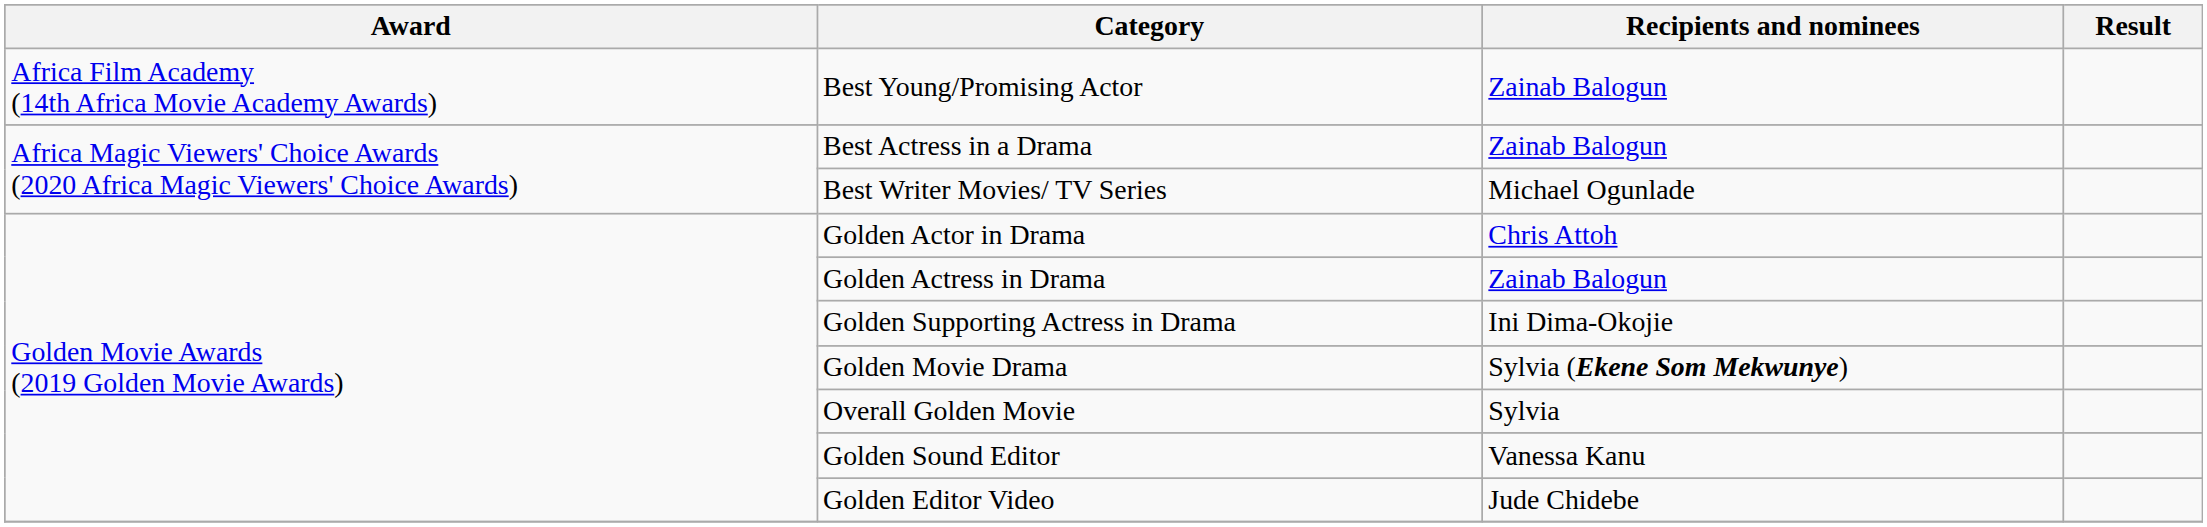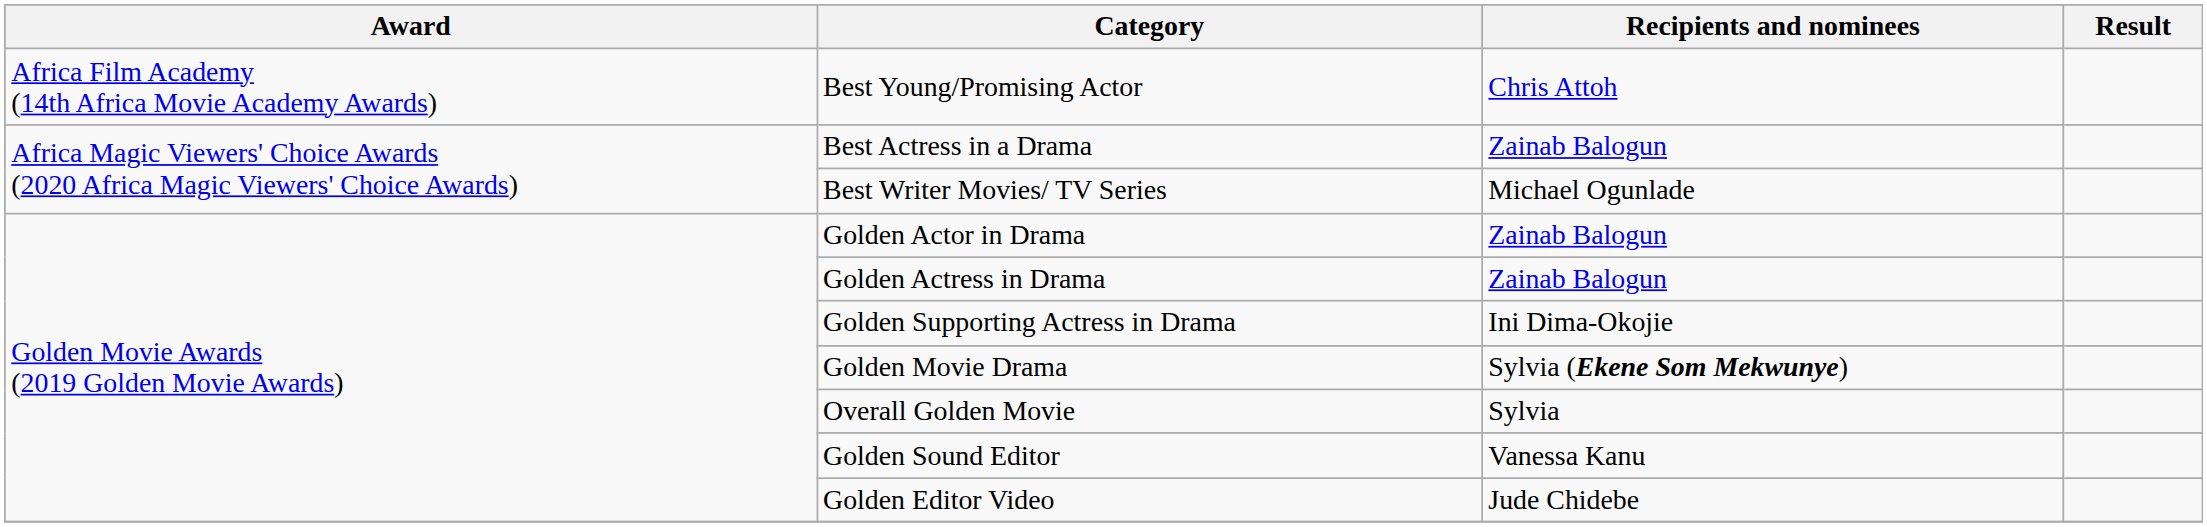(1578, 86) Zainab Balogun -> (1553, 86) Chris Attoh
(1553, 234) Chris Attoh -> (1578, 234) Zainab Balogun
